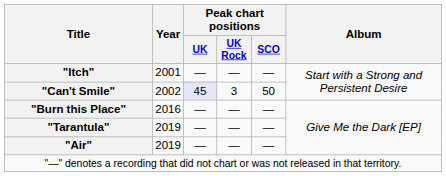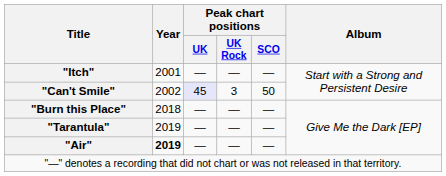(168, 109) 2016 -> (168, 109) 2018
(168, 145) normal -> (168, 145) bold
